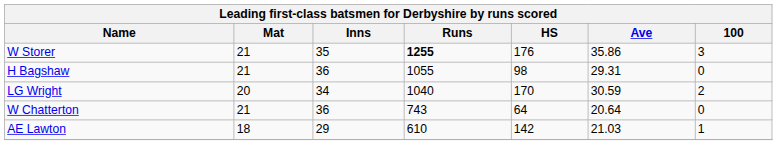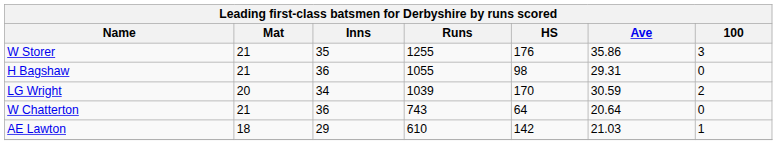(420, 52) bold -> (420, 52) normal
(420, 91) 1040 -> (420, 91) 1039
